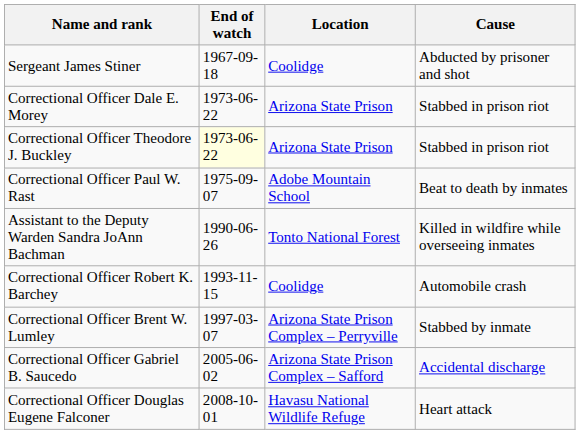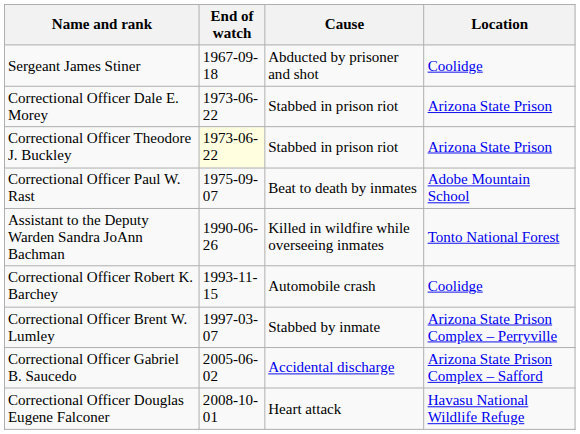columns swapped: (340, 24) <-> (495, 24)
